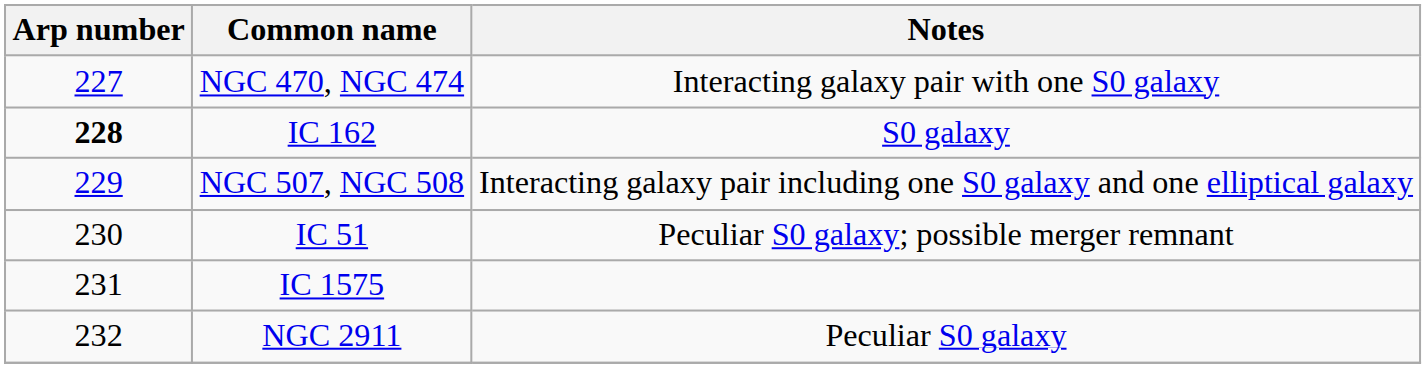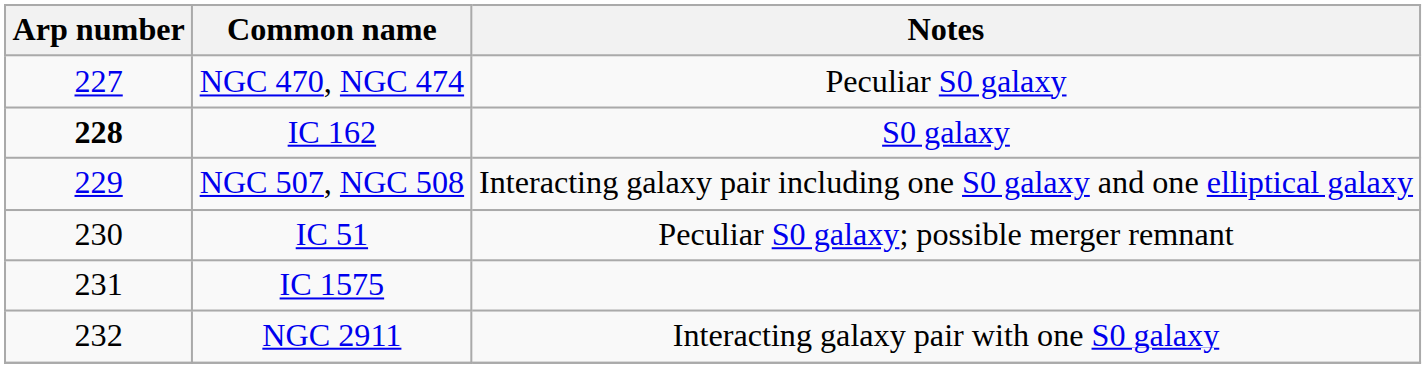(946, 81) Interacting galaxy pair with one S0 galaxy -> (946, 81) Peculiar S0 galaxy
(946, 336) Peculiar S0 galaxy -> (946, 336) Interacting galaxy pair with one S0 galaxy
